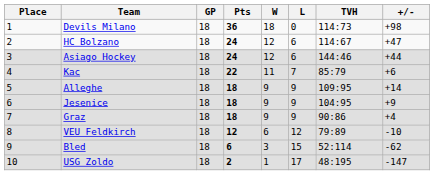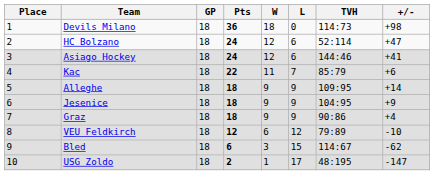(335, 42) 114:67 -> (335, 42) 52:114
(393, 57) +44 -> (393, 57) +41
(335, 147) 52:114 -> (335, 147) 114:67
